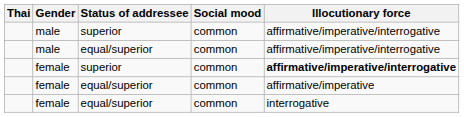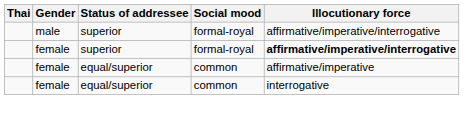(216, 31) common -> (224, 31) formal-royal
- row: (48, 49)
(216, 67) common -> (224, 49) formal-royal
